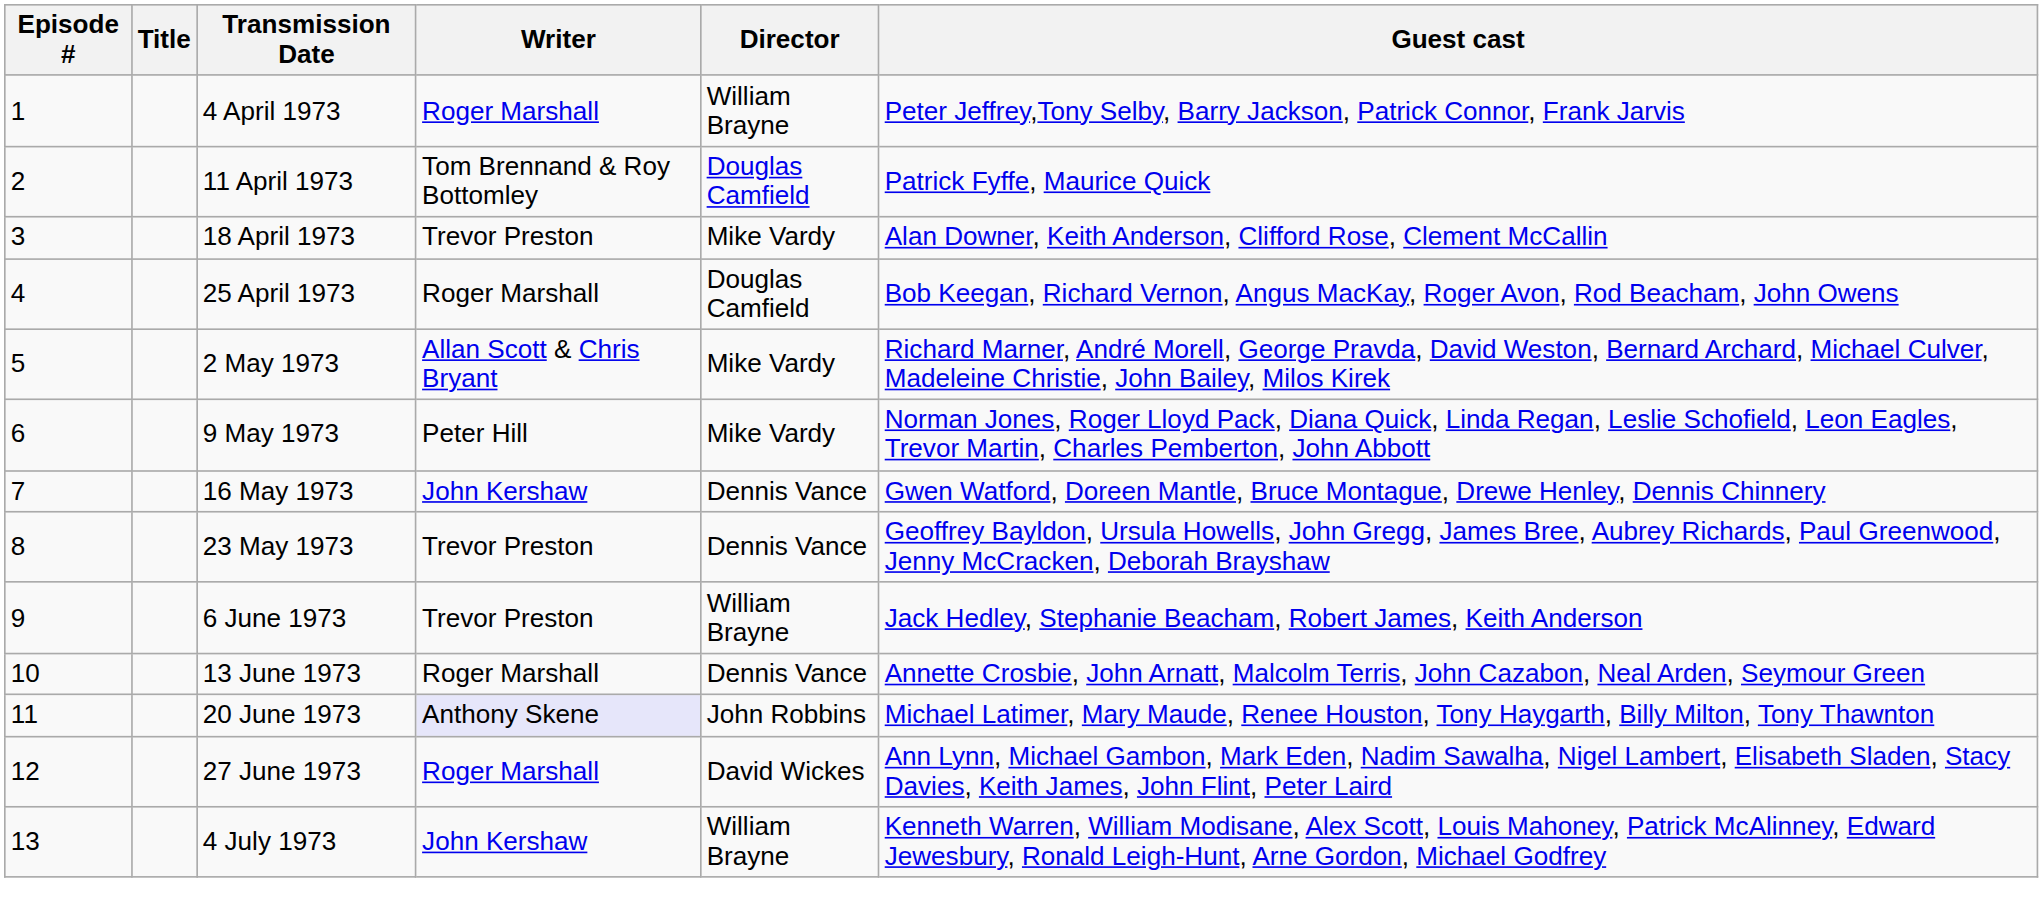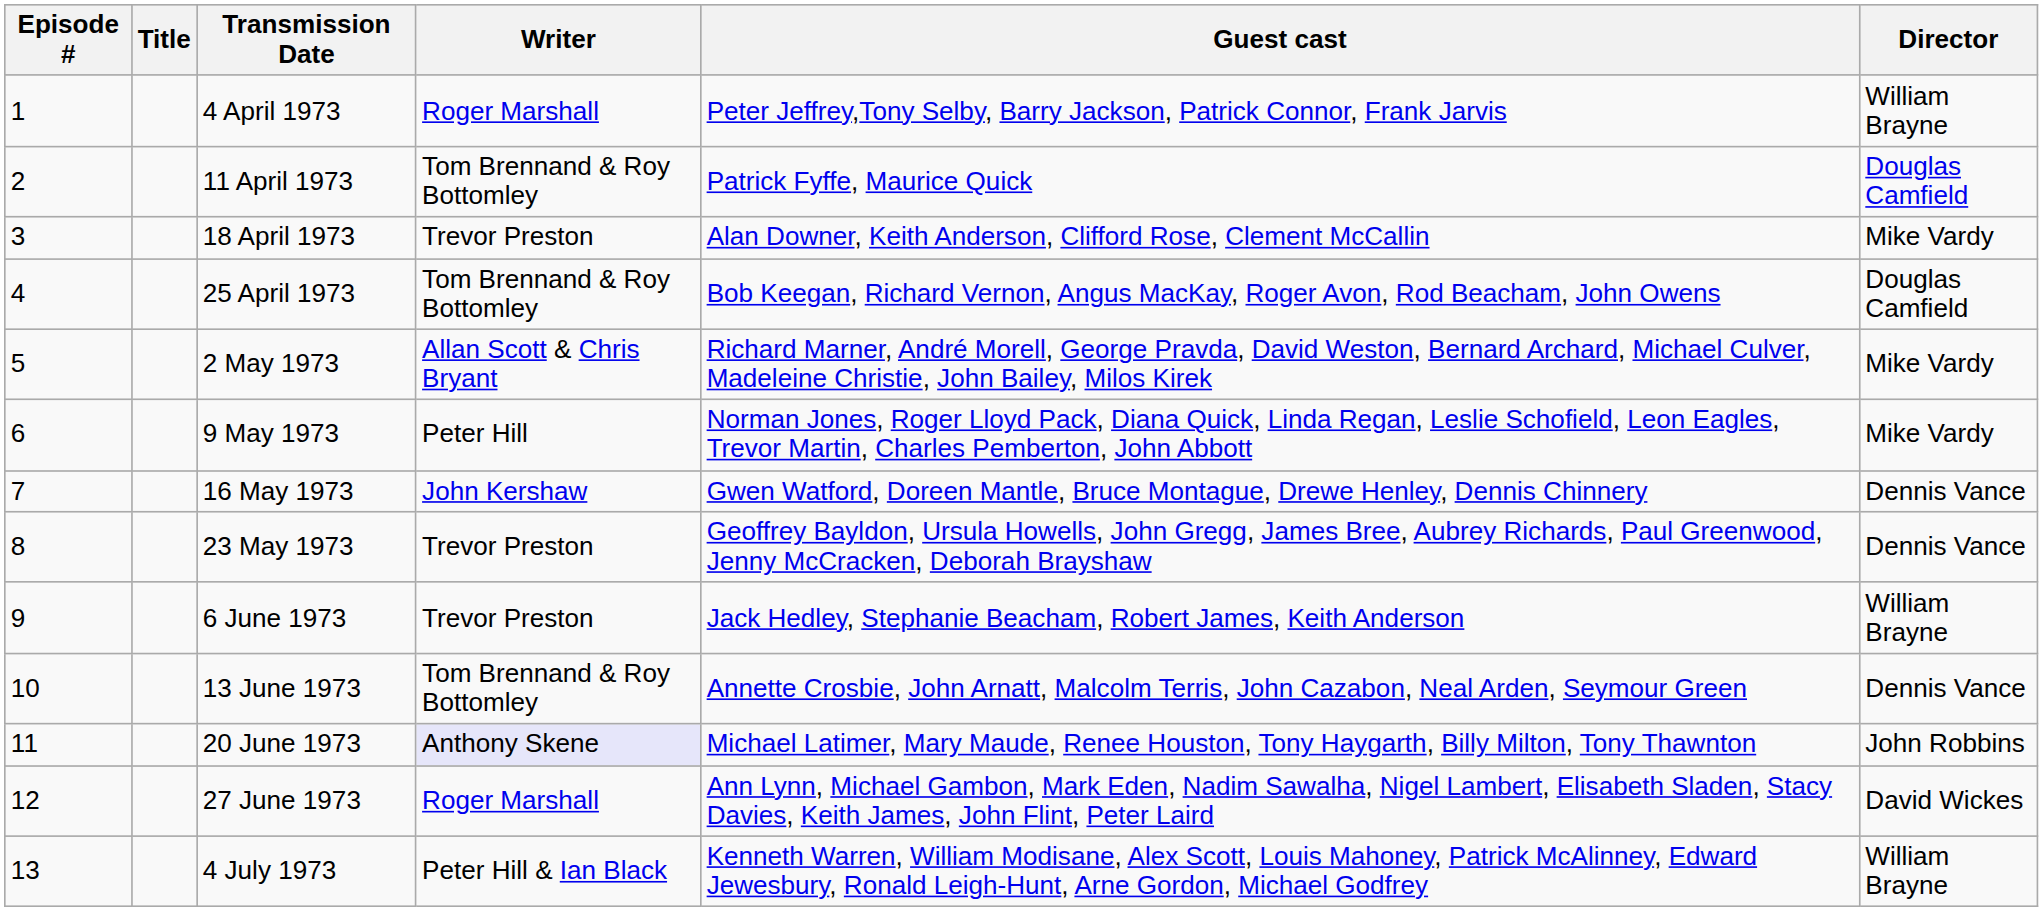columns swapped: (790, 39) <-> (1458, 39)
(511, 293) Roger Marshall -> (546, 293) Tom Brennand & Roy Bottomley
(511, 673) Roger Marshall -> (546, 688) Tom Brennand & Roy Bottomley
(505, 841) John Kershaw -> (545, 870) Peter Hill & Ian Black
